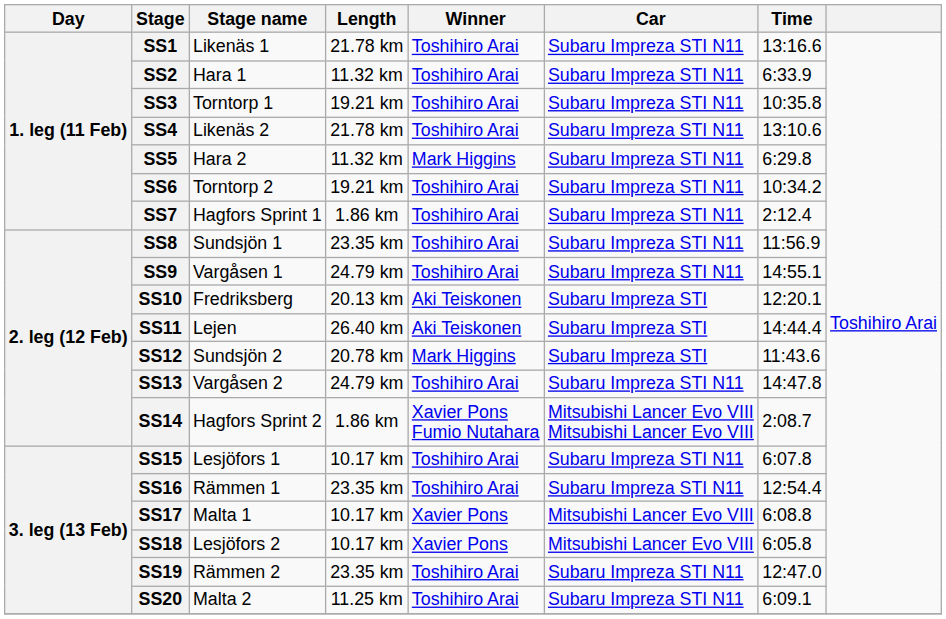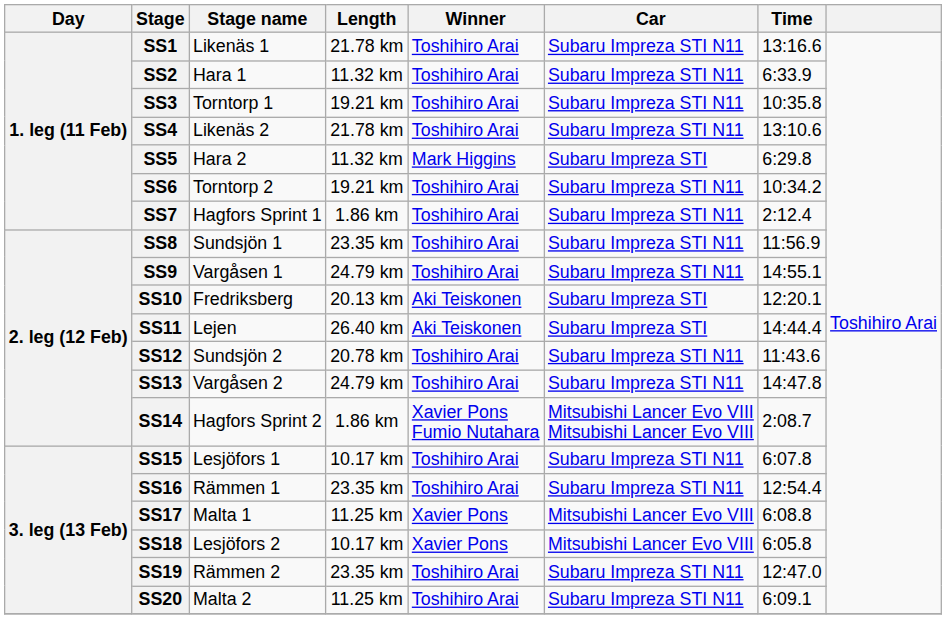(646, 159) Subaru Impreza STI N11 -> (628, 159) Subaru Impreza STI
(464, 355) Mark Higgins -> (465, 355) Toshihiro Arai
(628, 355) Subaru Impreza STI -> (646, 355) Subaru Impreza STI N11
(367, 515) 10.17 km -> (367, 515) 11.25 km
